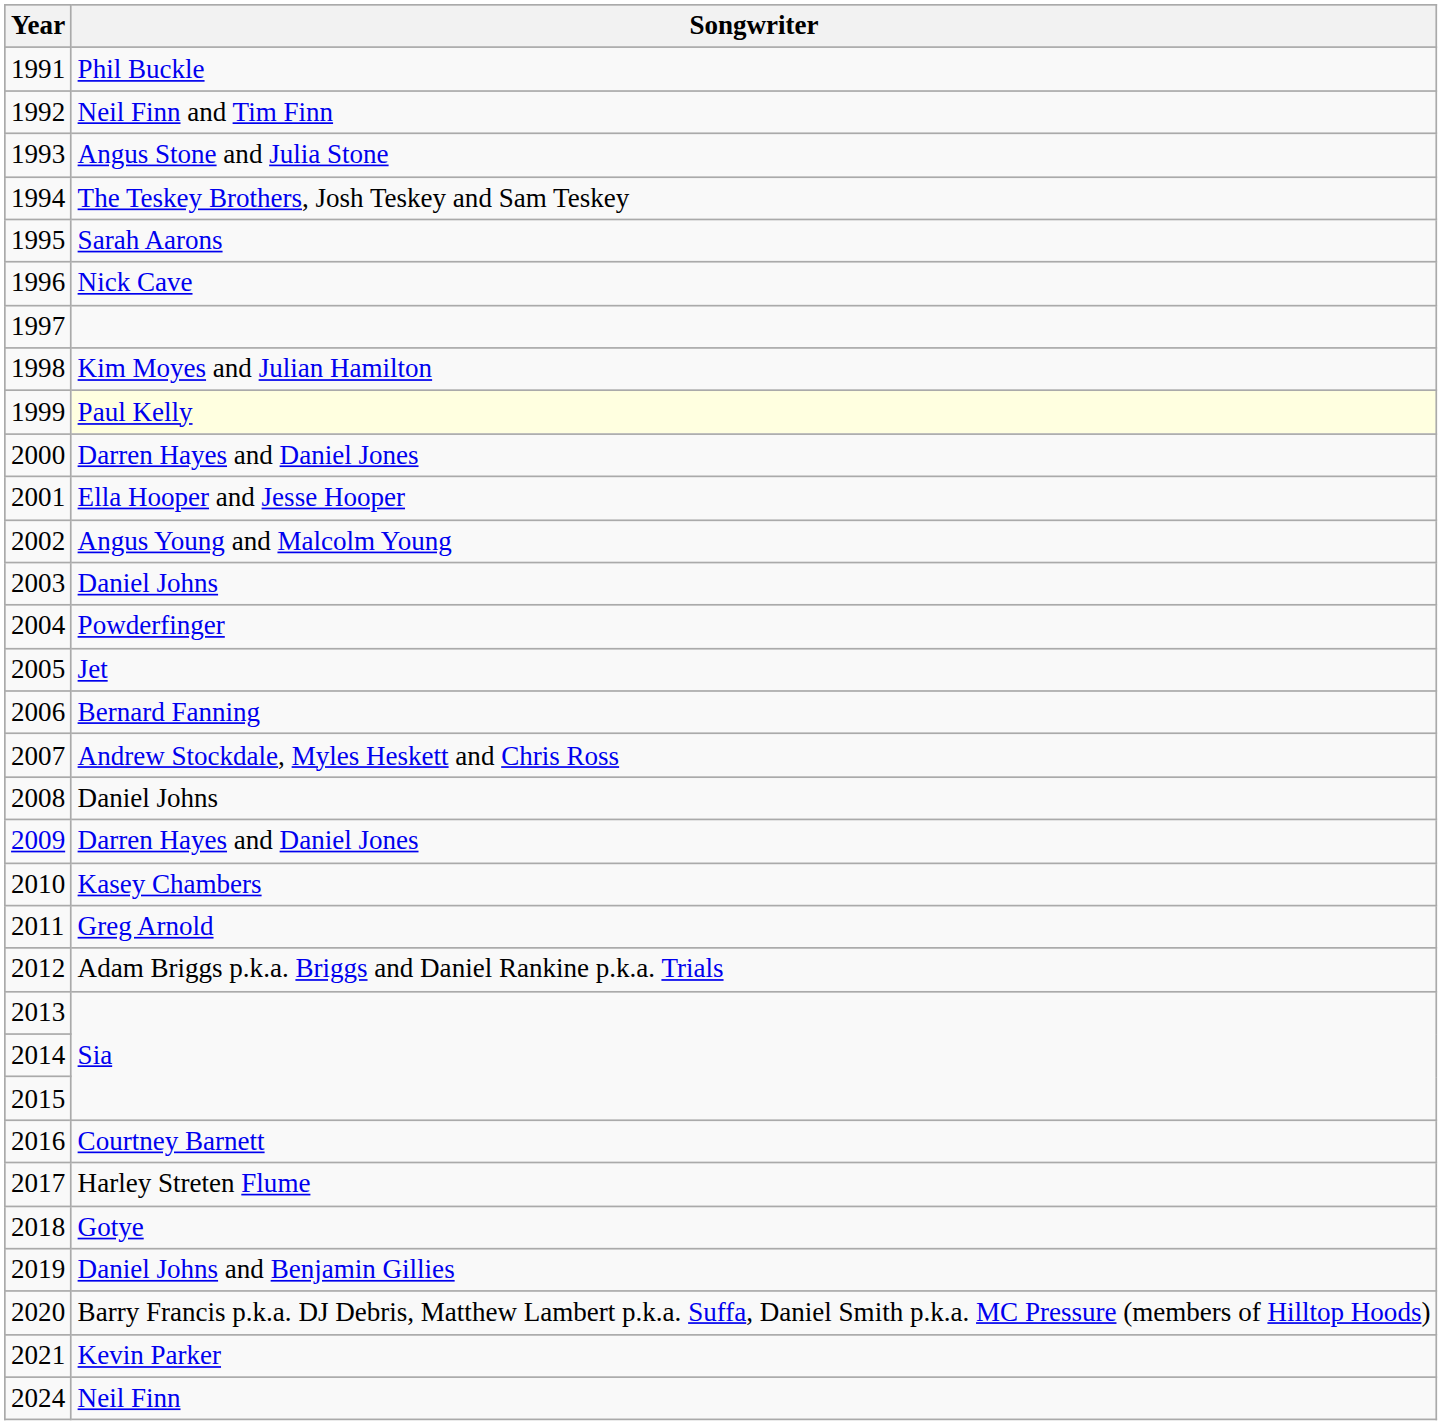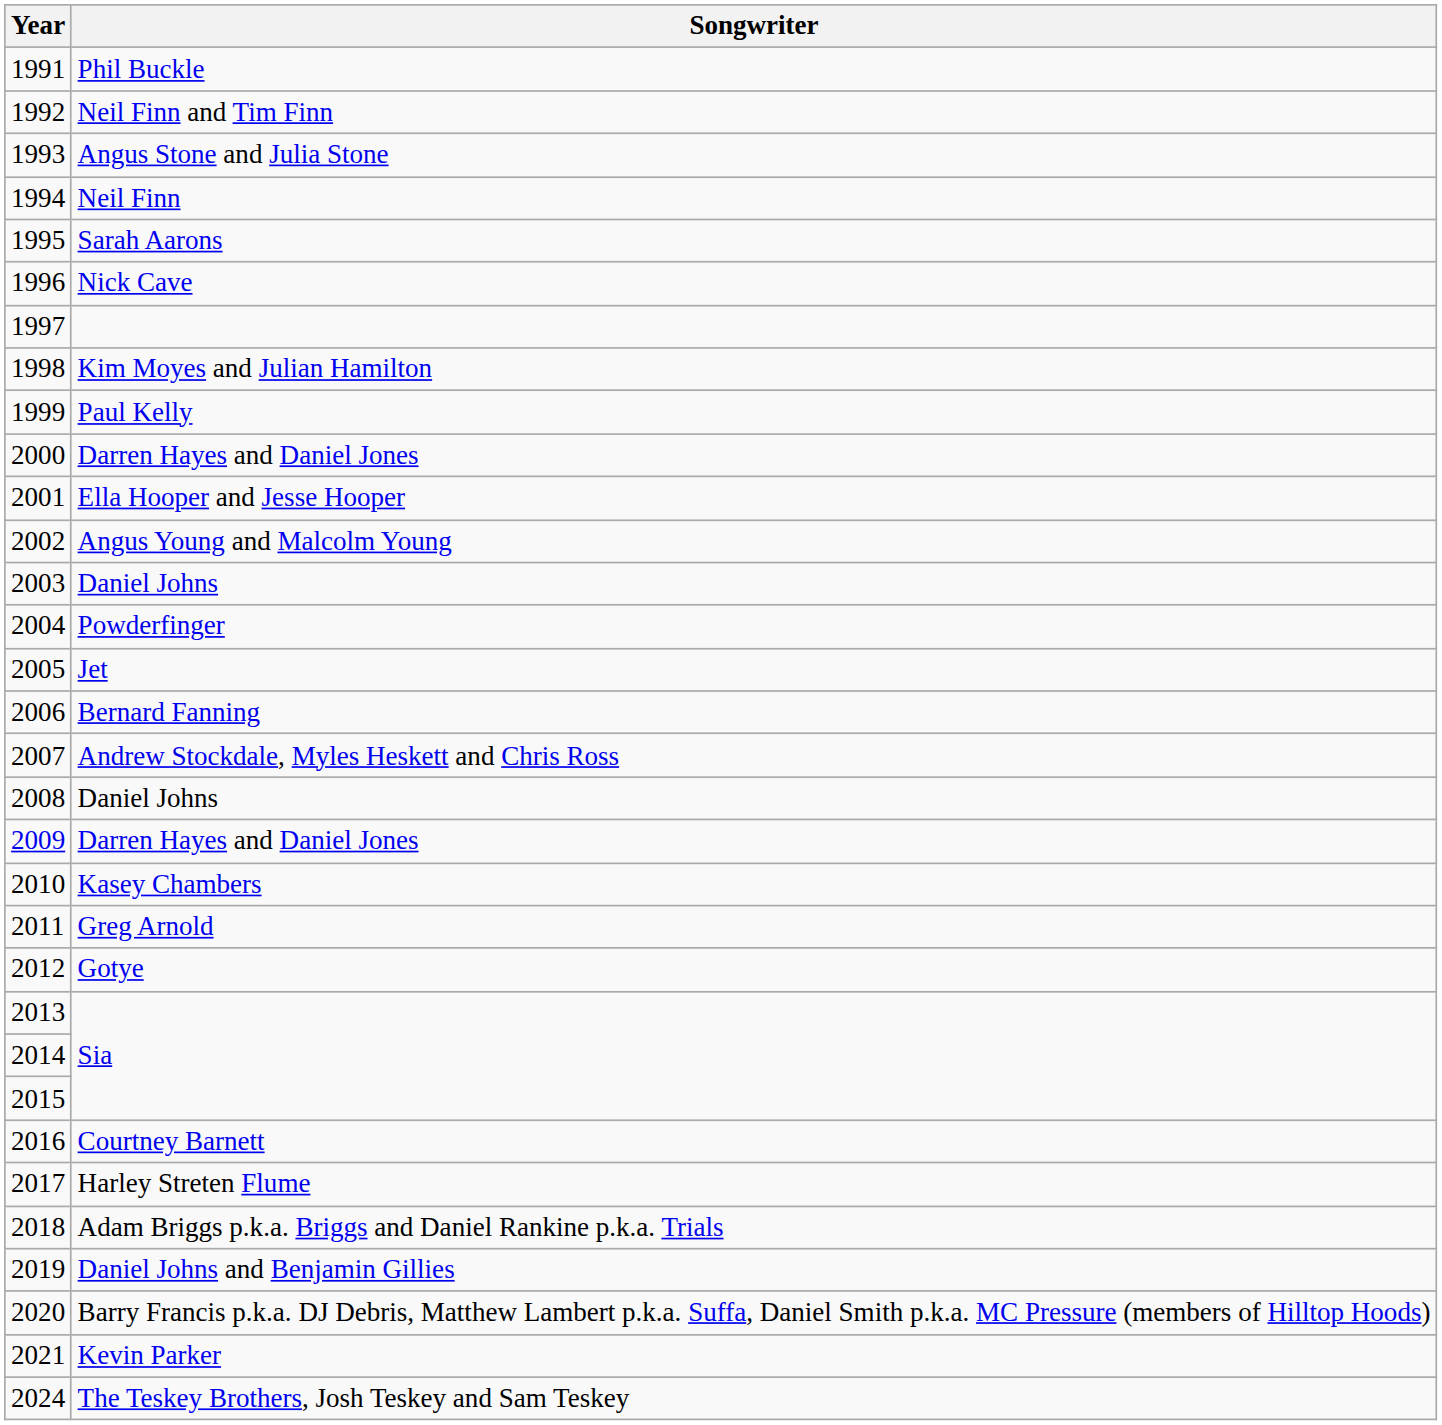(353, 197) The Teskey Brothers, Josh Teskey and Sam Teskey -> (129, 197) Neil Finn
(135, 411) lightyellow background -> (135, 411) no background
(401, 969) Adam Briggs p.k.a. Briggs and Daniel Rankine p.k.a. Trials -> (111, 969) Gotye
(111, 1226) Gotye -> (401, 1226) Adam Briggs p.k.a. Briggs and Daniel Rankine p.k.a. Trials
(129, 1398) Neil Finn -> (353, 1398) The Teskey Brothers, Josh Teskey and Sam Teskey
